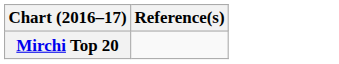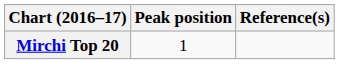+ column: (183, 17)
